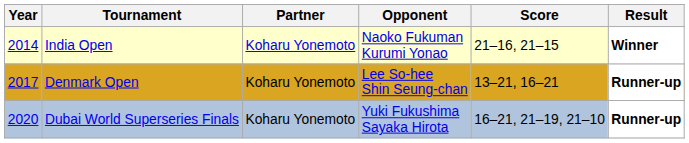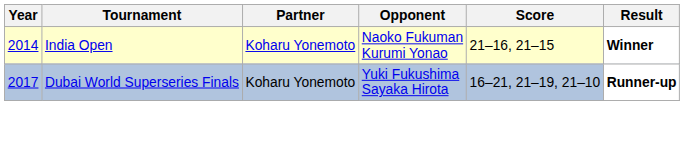- row: (92, 83)
(23, 120) 2020 -> (23, 83) 2017
